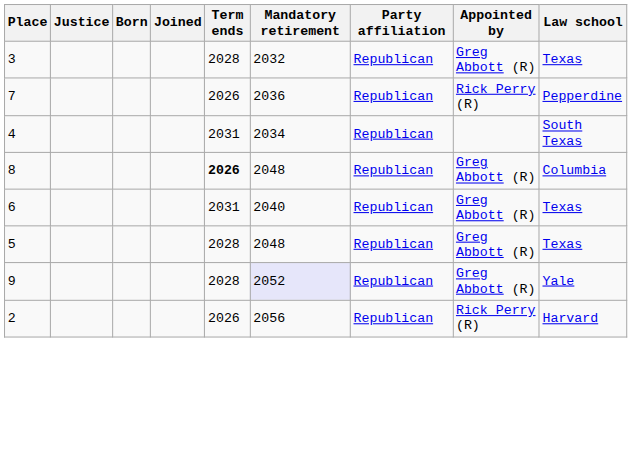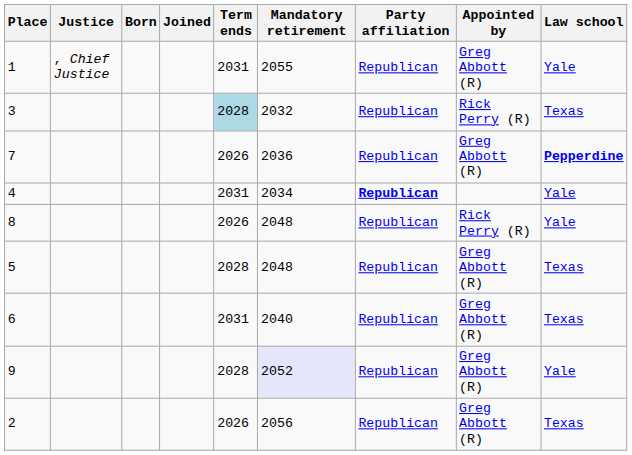+ row: (12, 68)
(224, 60) no background -> (233, 112) lightblue background
(496, 60) Greg Abbott (R) -> (495, 112) Rick Perry (R)
(496, 97) Rick Perry (R) -> (483, 157) Greg Abbott (R)
(582, 97) normal -> (584, 157) bold
(393, 134) normal -> (398, 194) bold
(562, 134) South Texas -> (560, 194) Yale
(224, 171) bold -> (233, 223) normal
(496, 171) Greg Abbott (R) -> (495, 223) Rick Perry (R)
(574, 171) Columbia -> (560, 223) Yale
rows swapped: (12, 208) <-> (12, 244)
(496, 318) Rick Perry (R) -> (483, 424) Greg Abbott (R)
(570, 318) Harvard -> (564, 424) Texas
